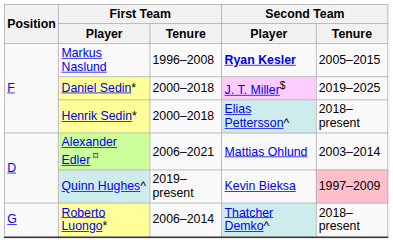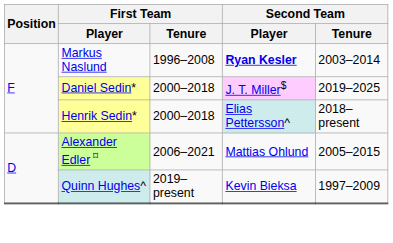(350, 60) 2005–2015 -> (349, 60) 2003–2014
(350, 151) 2003–2014 -> (349, 151) 2005–2015
(350, 186) pink background -> (349, 186) no background
- row: (84, 220)
